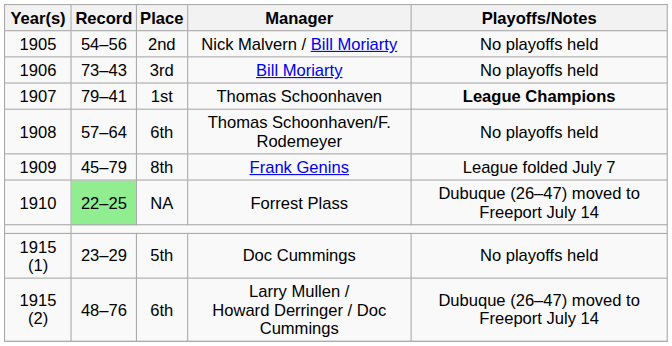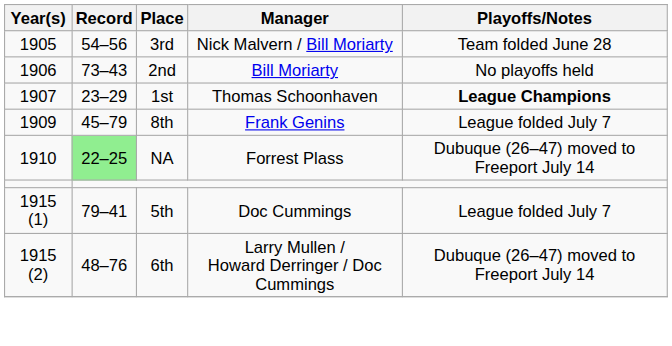(162, 44) 2nd -> (162, 44) 3rd
(539, 44) No playoffs held -> (535, 44) Team folded June 28
(162, 70) 3rd -> (162, 70) 2nd
(104, 97) 79–41 -> (104, 97) 23–29
- row: (38, 132)
(104, 255) 23–29 -> (104, 211) 79–41
(539, 255) No playoffs held -> (535, 211) League folded July 7
